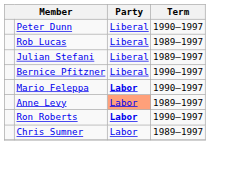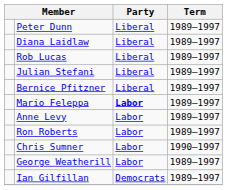(178, 27) 1990–1997 -> (195, 27) 1989–1997
+ row: (53, 42)
(178, 72) 1990–1997 -> (195, 87) 1989–1997
(178, 87) 1990–1997 -> (195, 102) 1989–1997
(124, 102) lightsalmon background -> (129, 117) no background
(124, 117) bold -> (129, 132) normal
(178, 117) 1990–1997 -> (195, 132) 1989–1997
(178, 132) 1989–1997 -> (195, 147) 1990–1997
+ row: (64, 162)
+ row: (53, 177)
